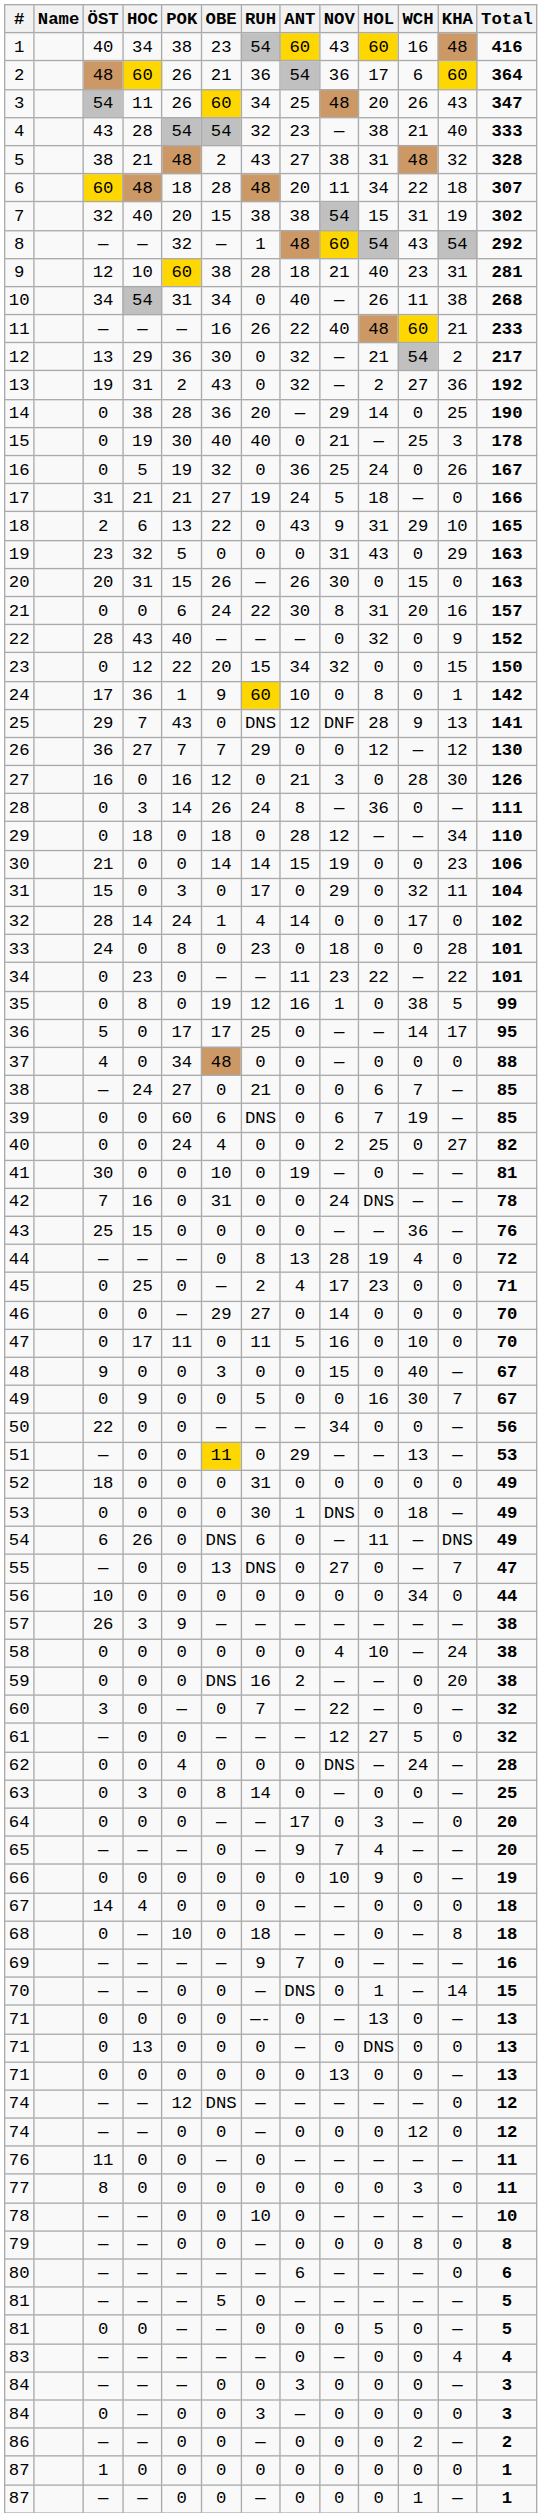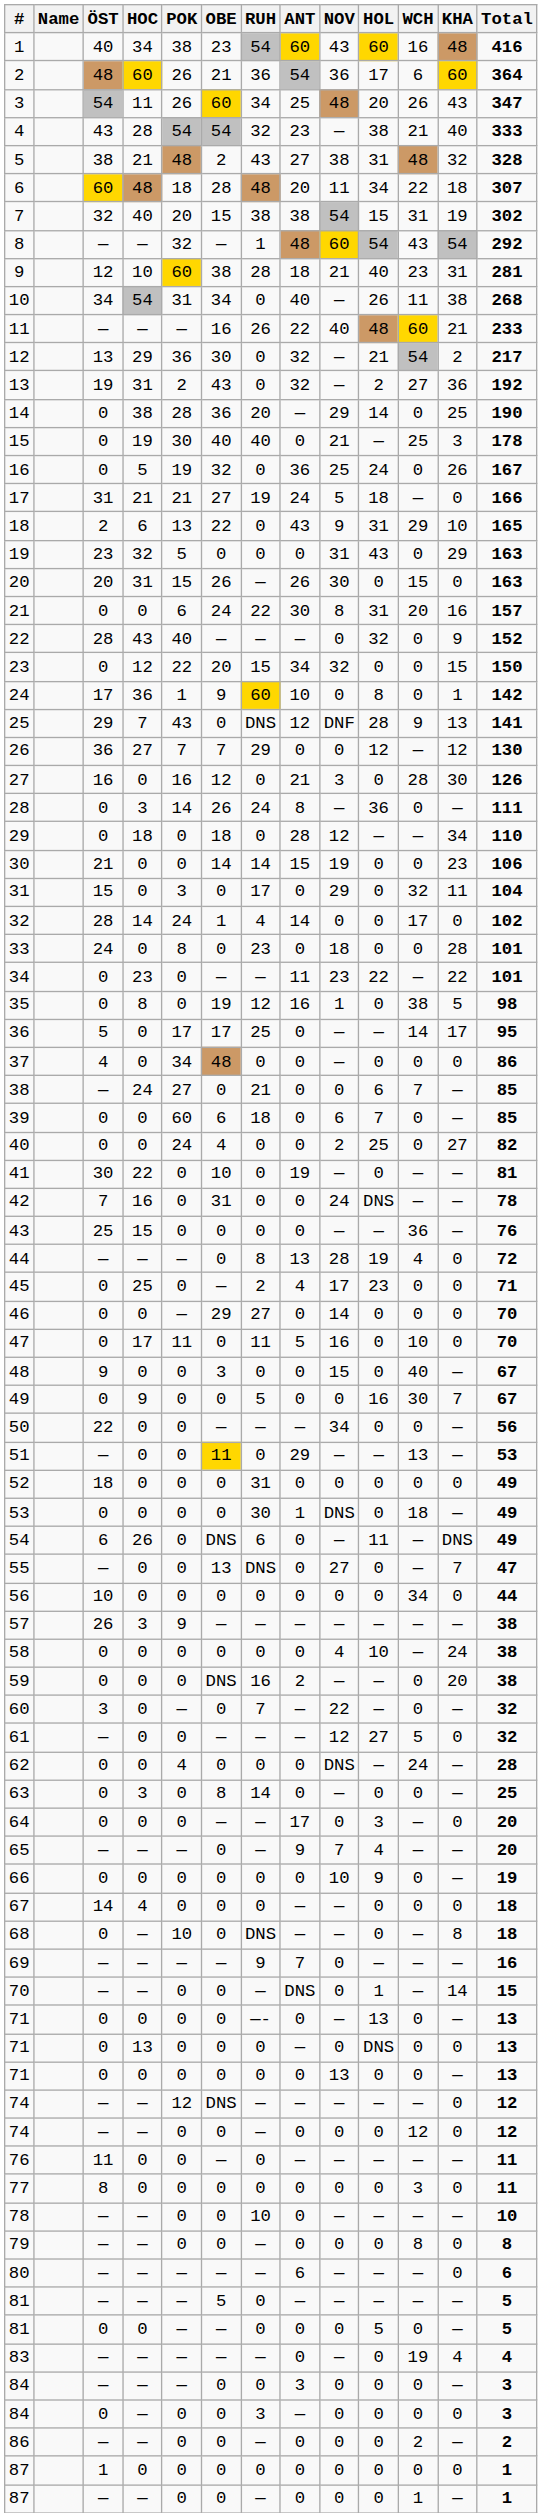(507, 1005) 99 -> (507, 1005) 98
(507, 1061) 88 -> (507, 1061) 86
(261, 1118) DNS -> (261, 1118) 18
(418, 1118) 19 -> (418, 1118) 0
(142, 1174) 0 -> (142, 1174) 22
(261, 1935) 18 -> (261, 1935) DNS
(418, 2358) 0 -> (418, 2358) 19
